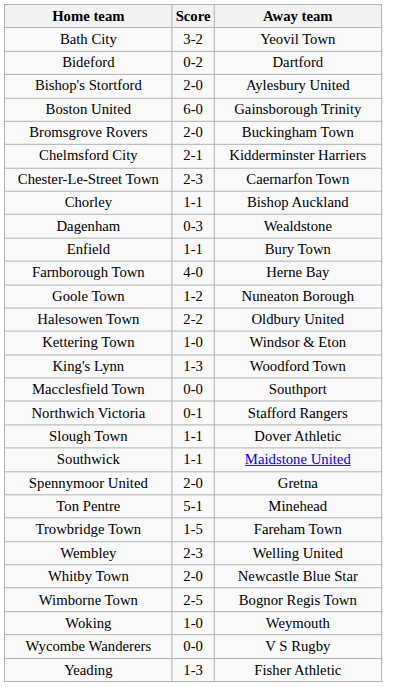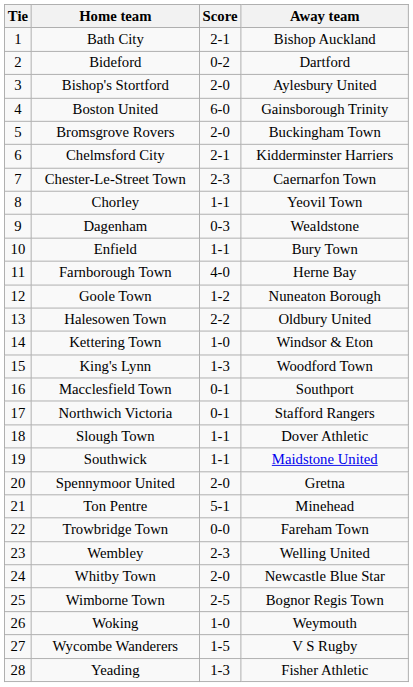+ column: (18, 16)
(193, 39) 3-2 -> (220, 39) 2-1
(298, 39) Yeovil Town -> (325, 39) Bishop Auckland
(298, 202) Bishop Auckland -> (325, 202) Yeovil Town
(193, 389) 0-0 -> (220, 389) 0-1
(193, 529) 1-5 -> (220, 529) 0-0
(193, 646) 0-0 -> (220, 646) 1-5
